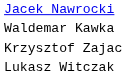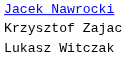- row: (59, 29)
